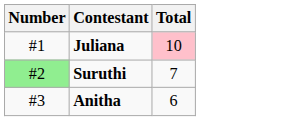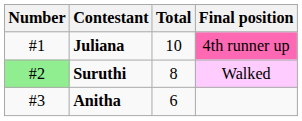+ column: (246, 18)
(174, 45) pink background -> (174, 45) no background
(174, 73) 7 -> (174, 73) 8
